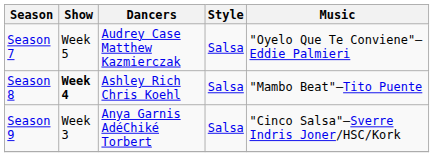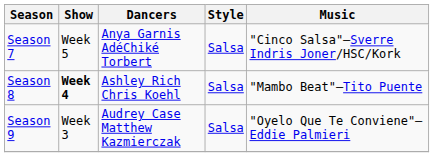(141, 47) Audrey Case Matthew Kazmierczak -> (141, 47) Anya Garnis AdéChiké Torbert
(336, 47) "Oyelo Que Te Conviene"—Eddie Palmieri -> (325, 47) "Cinco Salsa"—Sverre Indris Joner/HSC/Kork
(141, 128) Anya Garnis AdéChiké Torbert -> (141, 128) Audrey Case Matthew Kazmierczak
(325, 128) "Cinco Salsa"—Sverre Indris Joner/HSC/Kork -> (336, 128) "Oyelo Que Te Conviene"—Eddie Palmieri
